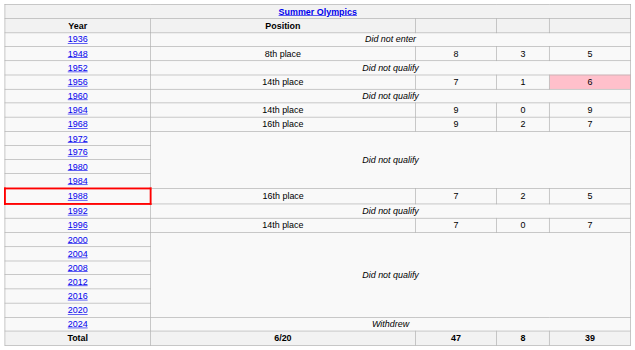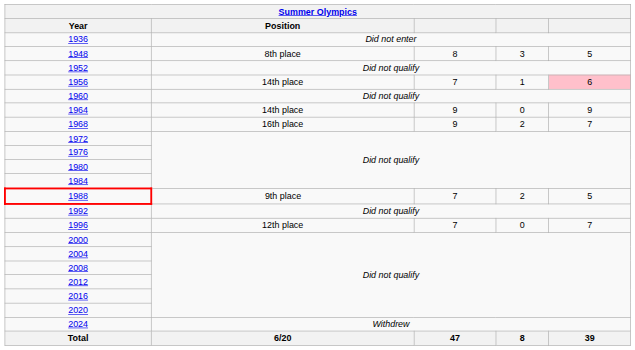(283, 196) 16th place -> (283, 196) 9th place
(283, 226) 14th place -> (283, 226) 12th place
